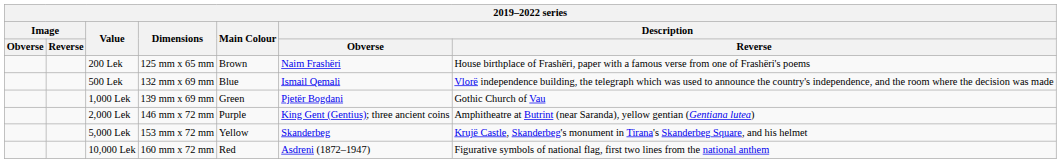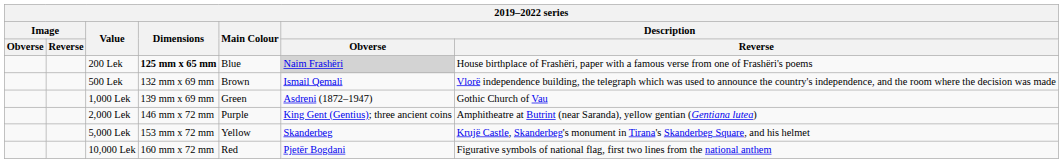(177, 64) normal -> (178, 64) bold
(233, 64) Brown -> (231, 64) Blue
(311, 64) no background -> (313, 64) lightgrey background
(229, 81) Blue -> (235, 81) Brown
(312, 98) Pjetër Bogdani -> (328, 98) Asdreni (1872–1947)
(326, 150) Asdreni (1872–1947) -> (314, 150) Pjetër Bogdani
